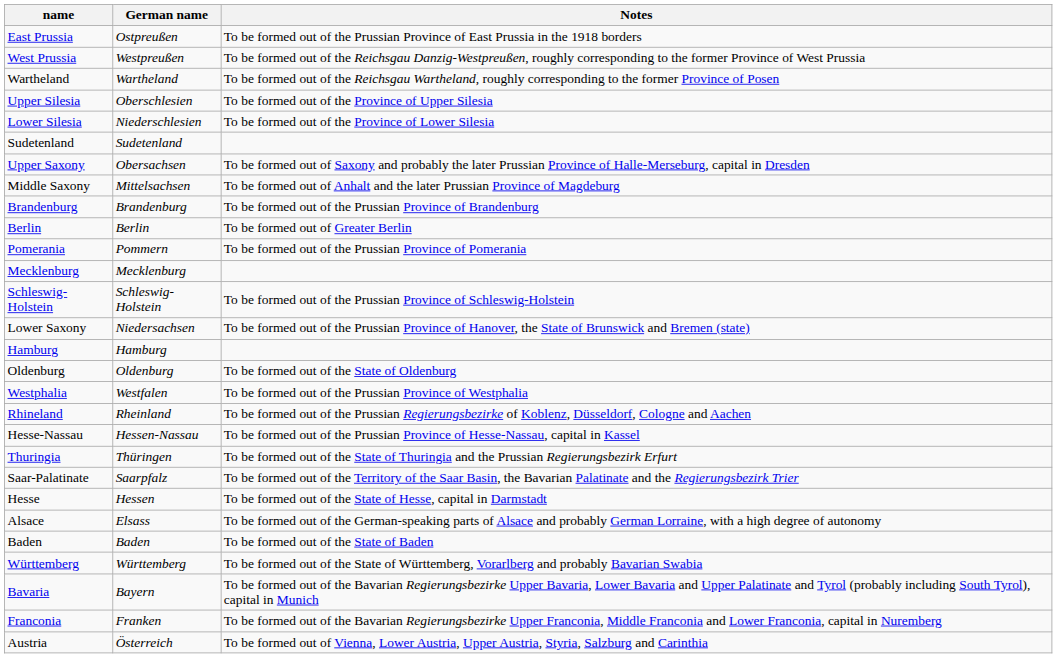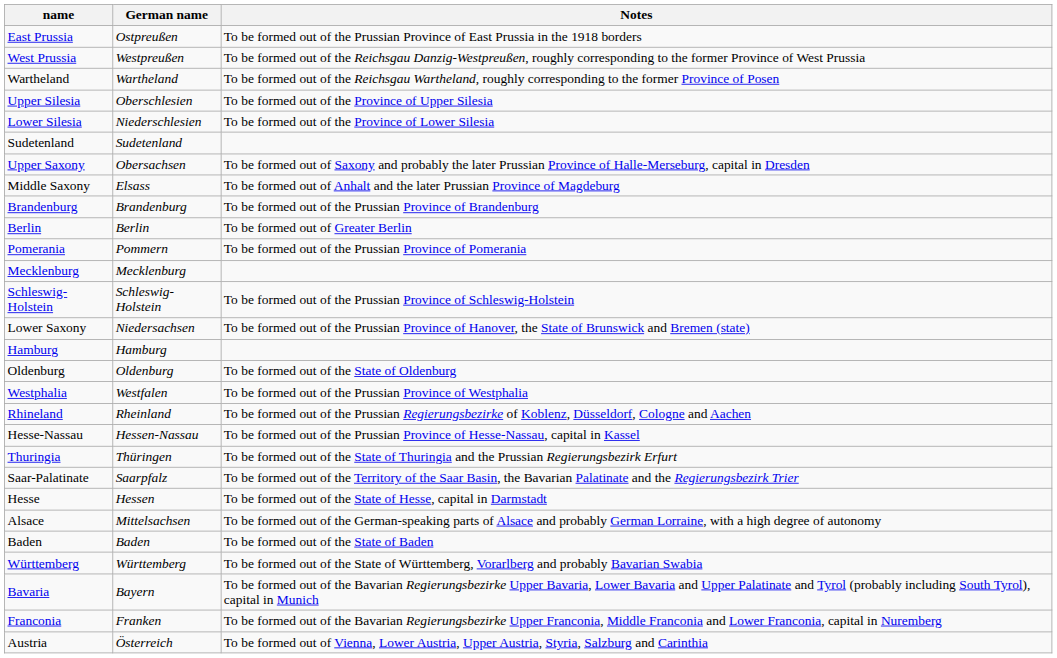(153, 185) Mittelsachsen -> (133, 185) Elsass
(133, 520) Elsass -> (153, 520) Mittelsachsen
